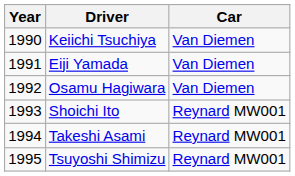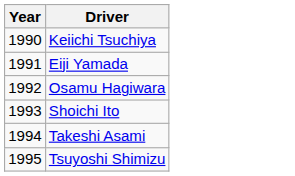- column: (229, 16)
